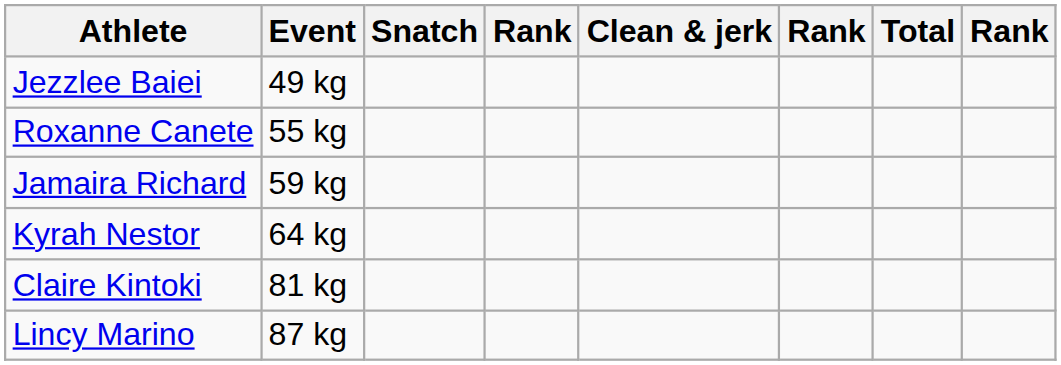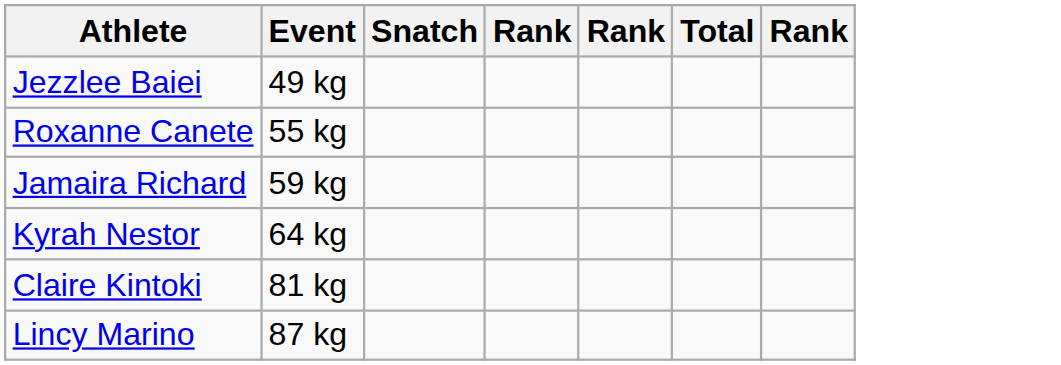- column: (679, 31)
